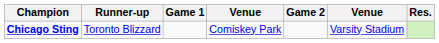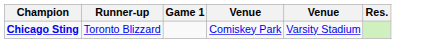- column: (306, 13)
